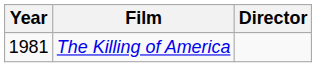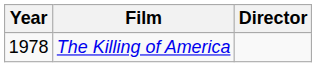(29, 47) 1981 -> (29, 47) 1978
